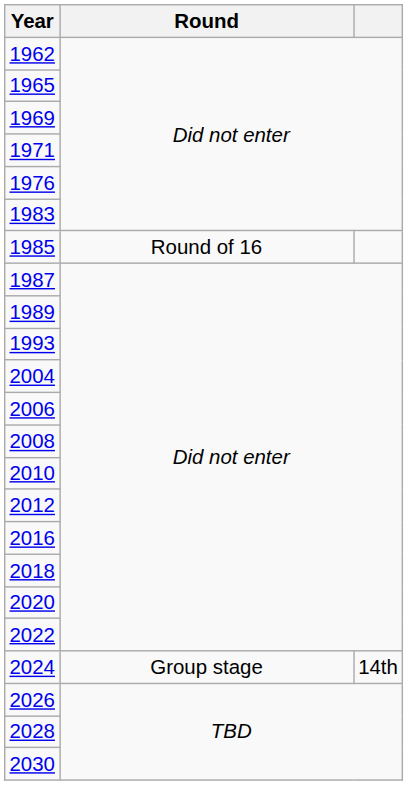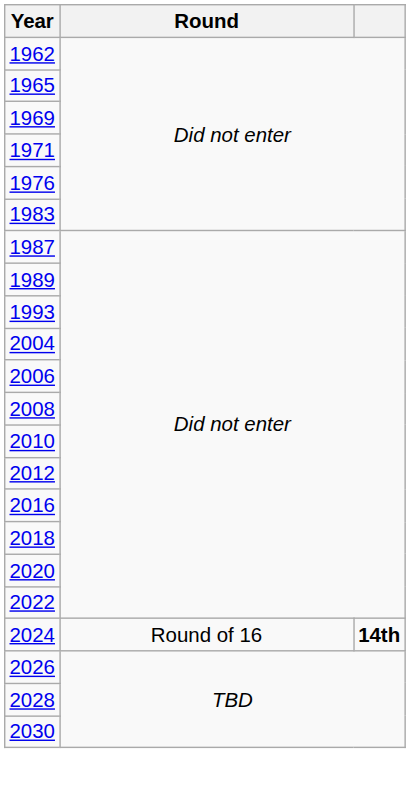- row: (32, 247)
(207, 667) Group stage -> (207, 635) Round of 16
(378, 667) normal -> (379, 635) bold
